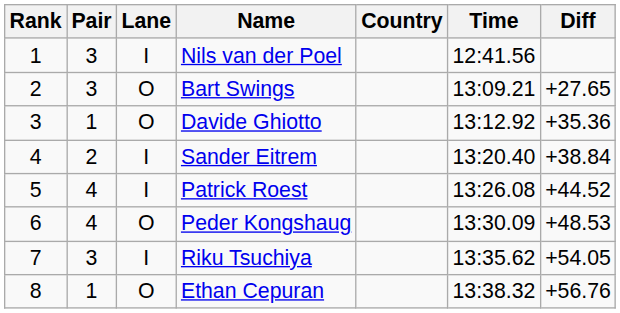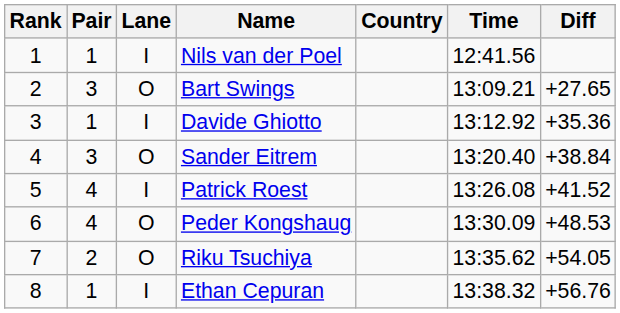(92, 55) 3 -> (92, 55) 1
(146, 122) O -> (146, 122) I
(92, 156) 2 -> (92, 156) 3
(146, 156) I -> (146, 156) O
(578, 190) +44.52 -> (578, 190) +41.52
(92, 257) 3 -> (92, 257) 2
(146, 257) I -> (146, 257) O
(146, 291) O -> (146, 291) I
